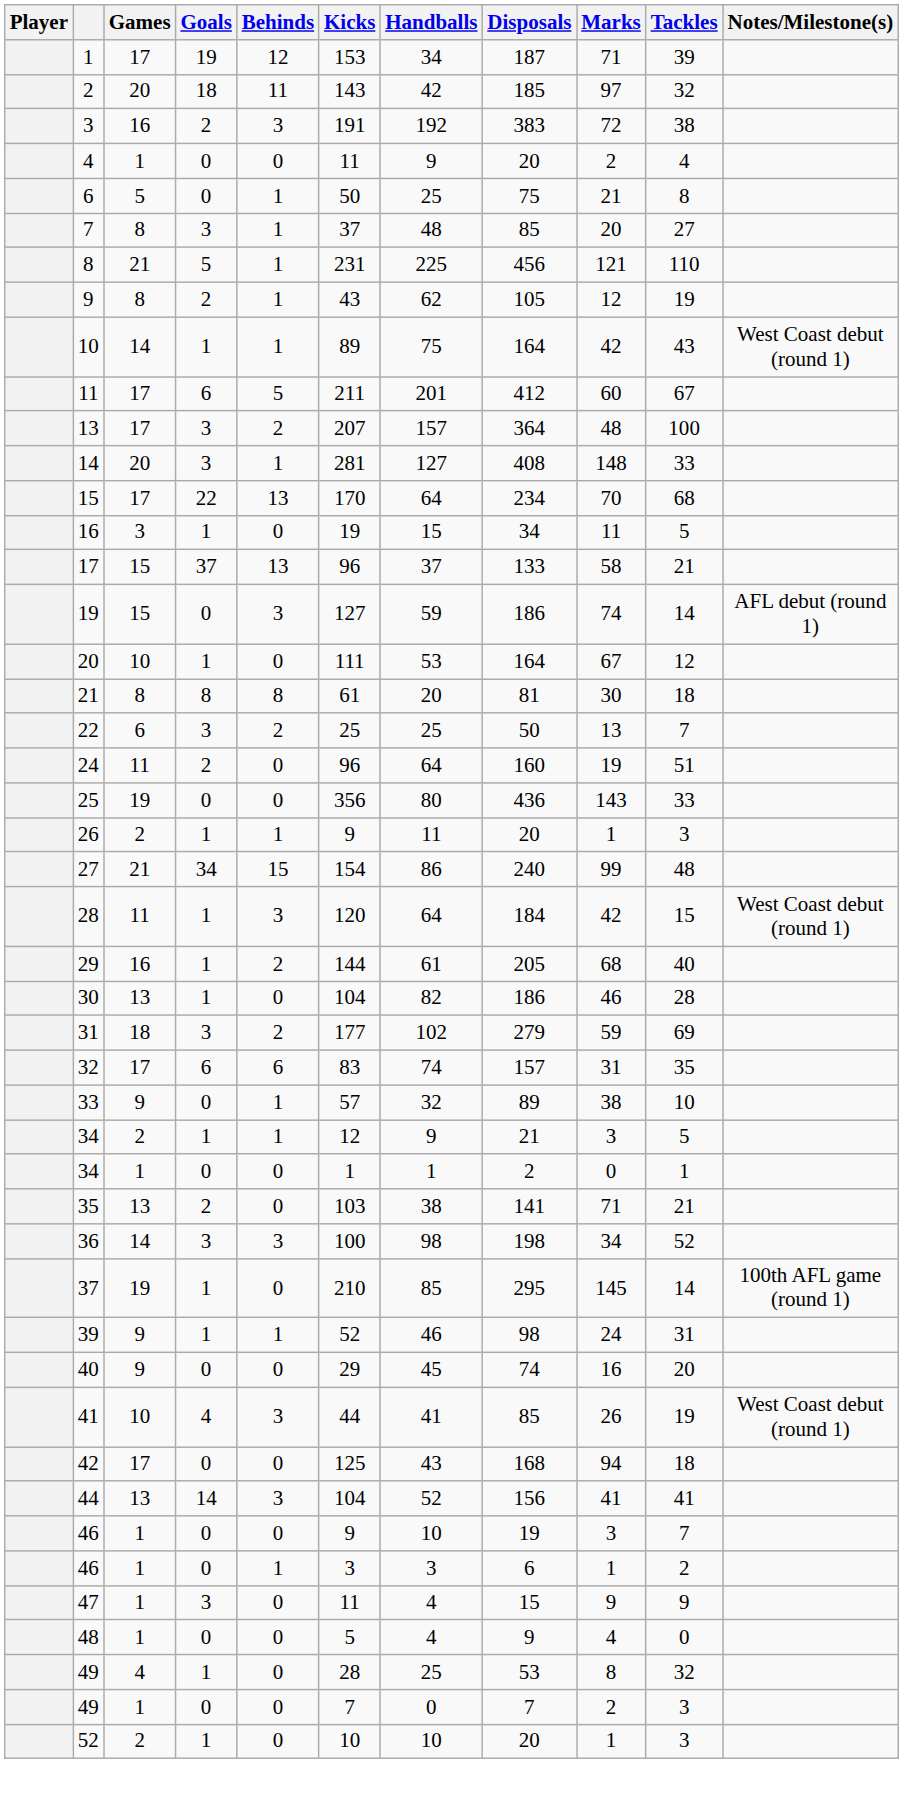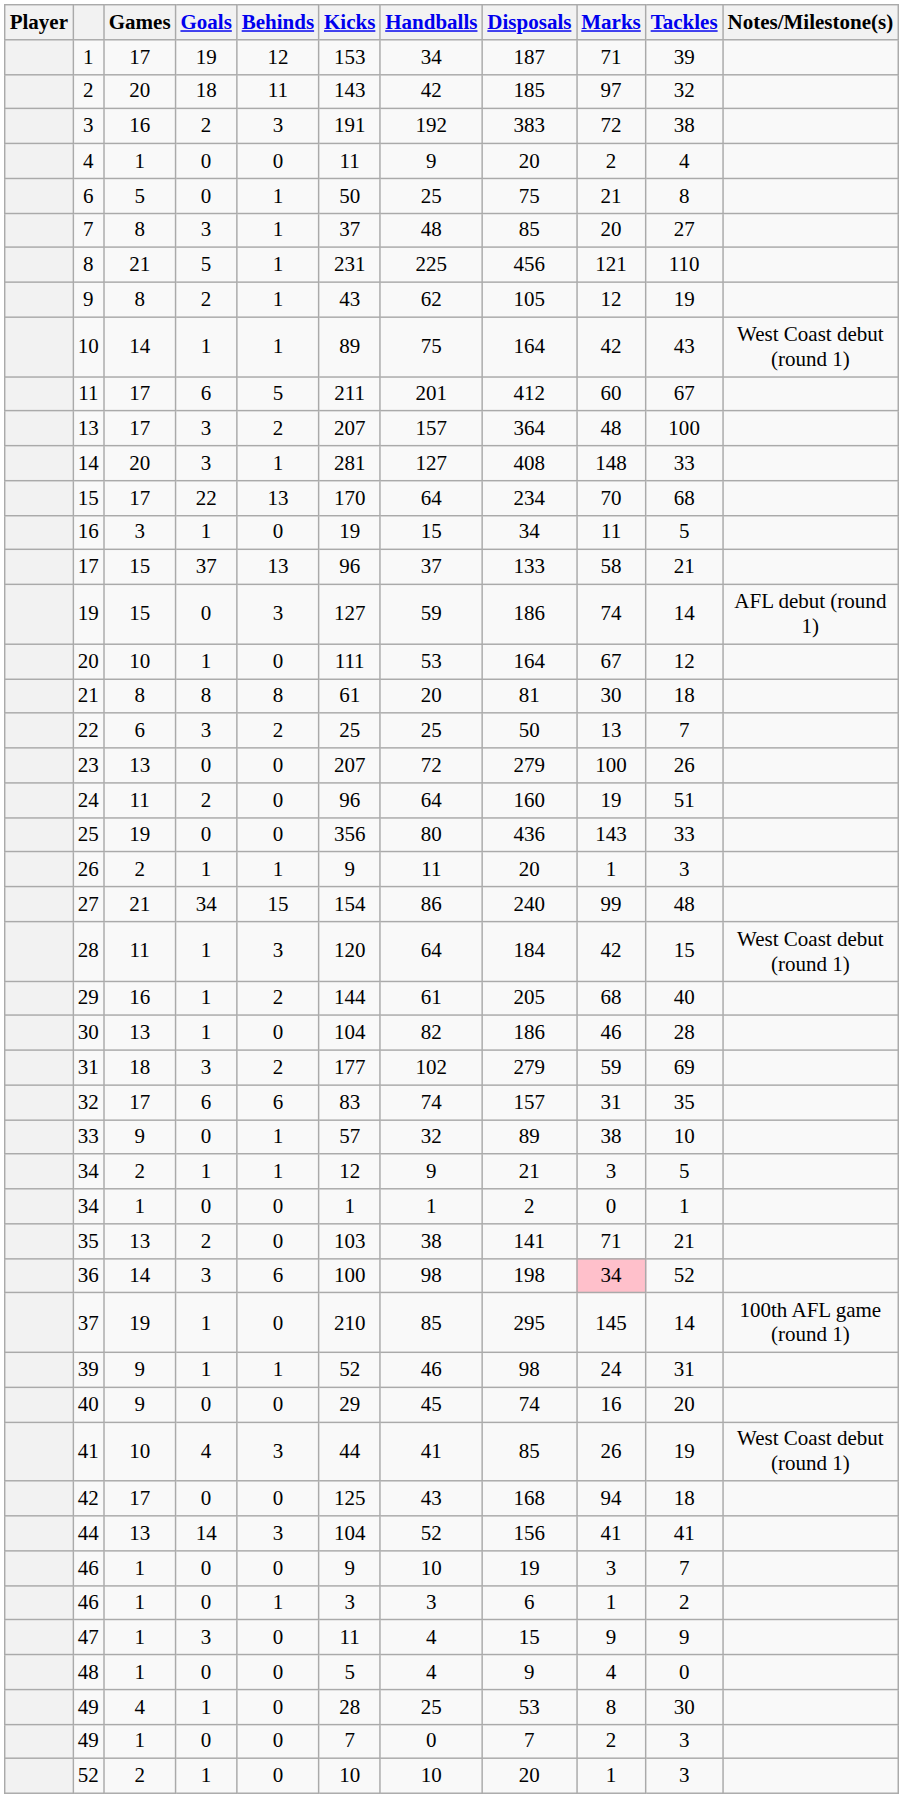+ row: (88, 765)
(278, 1240) 3 -> (278, 1275) 6
(611, 1240) no background -> (611, 1275) pink background
(684, 1672) 32 -> (684, 1706) 30
